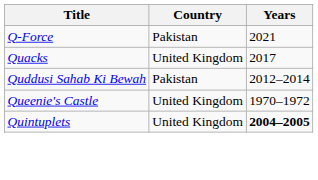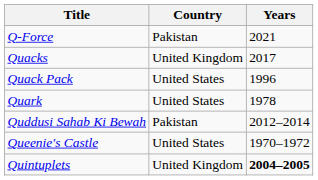+ row: (40, 79)
+ row: (25, 100)
(198, 100) United Kingdom -> (188, 143) United States
